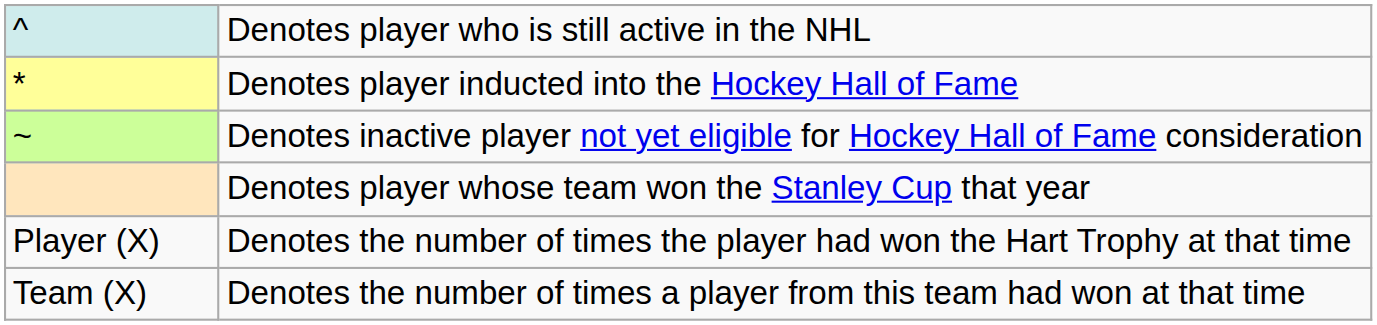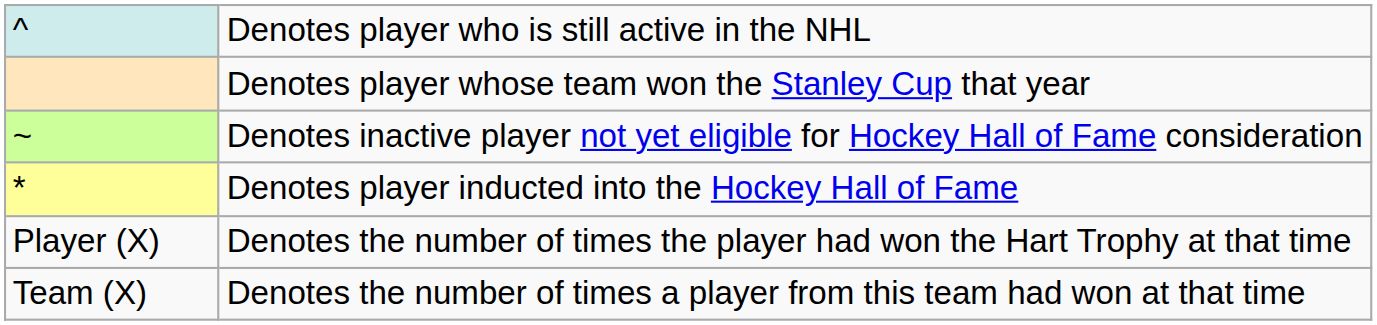rows swapped: (622, 83) <-> (658, 188)
